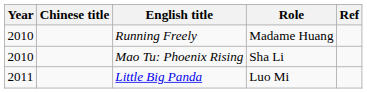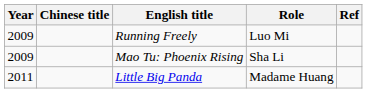(21, 35) 2010 -> (21, 35) 2009
(291, 35) Madame Huang -> (269, 35) Luo Mi
(21, 56) 2010 -> (21, 56) 2009
(269, 77) Luo Mi -> (291, 77) Madame Huang
